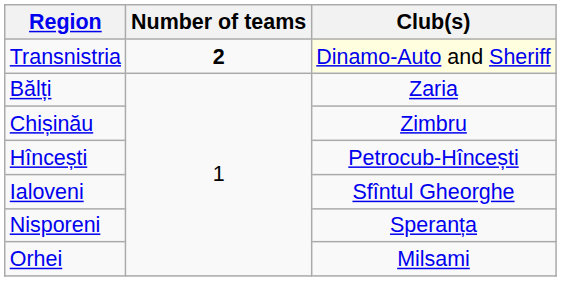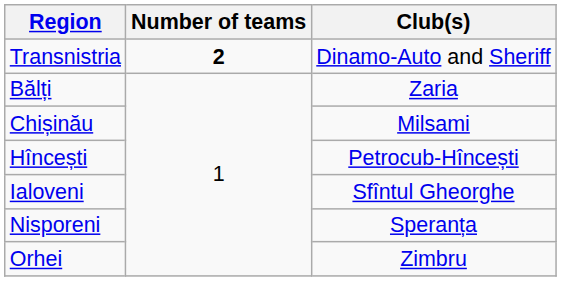(433, 56) lightyellow background -> (433, 56) no background
(433, 124) Zimbru -> (433, 124) Milsami
(433, 259) Milsami -> (433, 259) Zimbru
